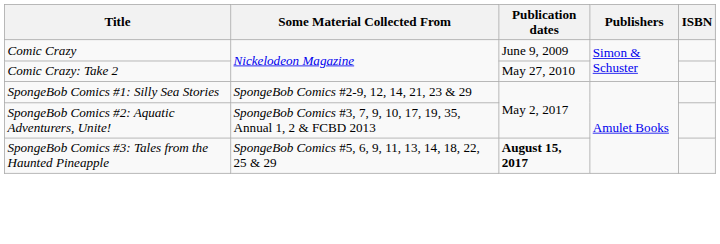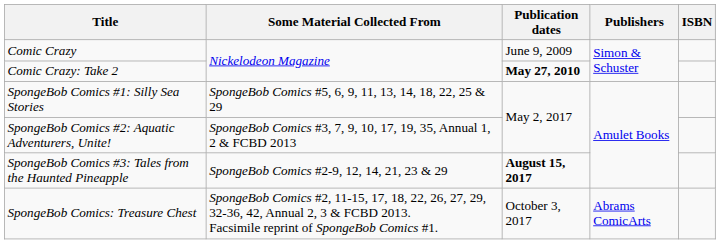(538, 71) normal -> (543, 71) bold
(353, 92) SpongeBob Comics #2-9, 12, 14, 21, 23 & 29 -> (347, 99) SpongeBob Comics #5, 6, 9, 11, 13, 14, 18, 22, 25 & 29
(357, 155) SpongeBob Comics #5, 6, 9, 11, 13, 14, 18, 22, 25 & 29 -> (328, 170) SpongeBob Comics #2-9, 12, 14, 21, 23 & 29
+ row: (102, 213)
